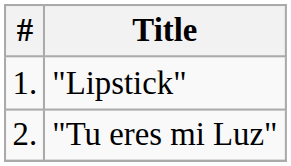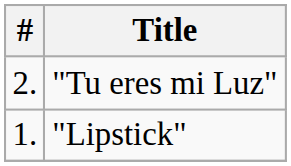rows swapped: (119, 82) <-> (165, 134)
